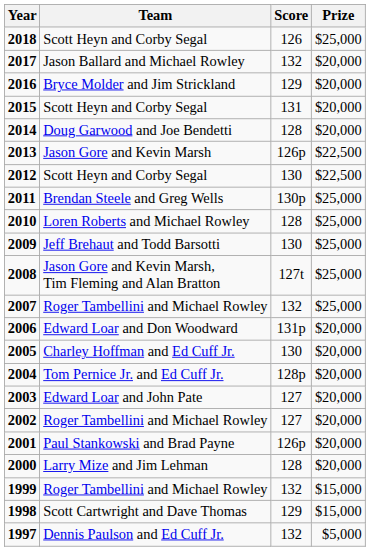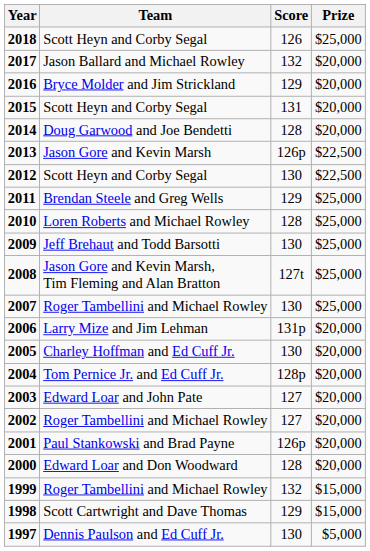(291, 198) 130p -> (291, 198) 129
(291, 306) 132 -> (291, 306) 130
(140, 329) Edward Loar and Don Woodward -> (126, 329) Larry Mize and Jim Lehman
(126, 466) Larry Mize and Jim Lehman -> (140, 466) Edward Loar and Don Woodward
(291, 534) 132 -> (291, 534) 130
